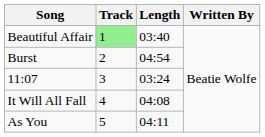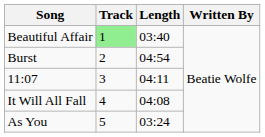(155, 79) 03:24 -> (154, 79) 04:11
(154, 121) 04:11 -> (155, 121) 03:24
